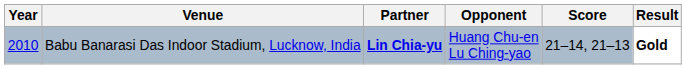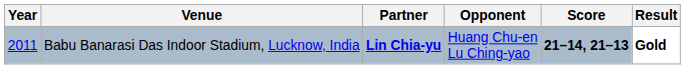(23, 45) 2010 -> (23, 45) 2011
(587, 45) normal -> (586, 45) bold
